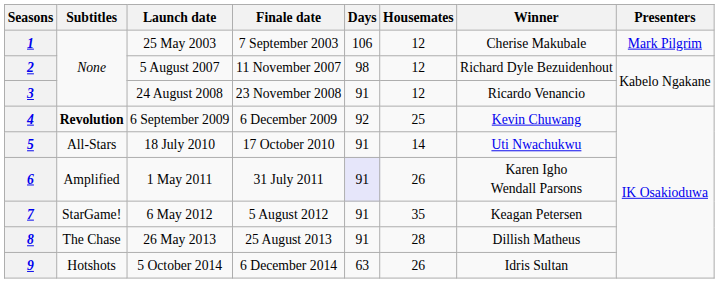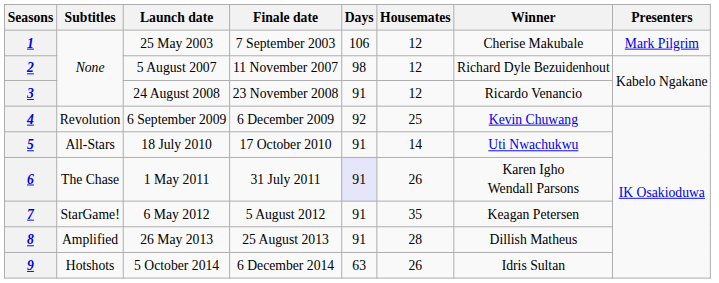(92, 119) bold -> (90, 119) normal
(92, 180) Amplified -> (90, 180) The Chase
(92, 240) The Chase -> (90, 240) Amplified
